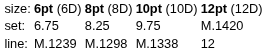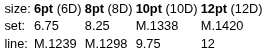(148, 26) 9.75 -> (157, 26) M.1338
(157, 43) M.1338 -> (148, 43) 9.75
